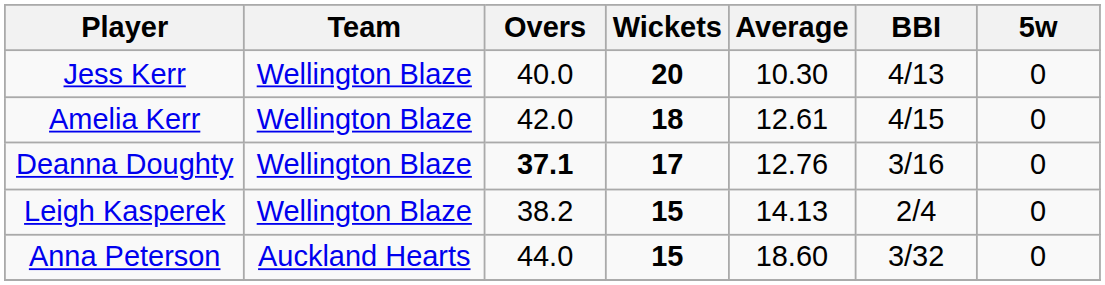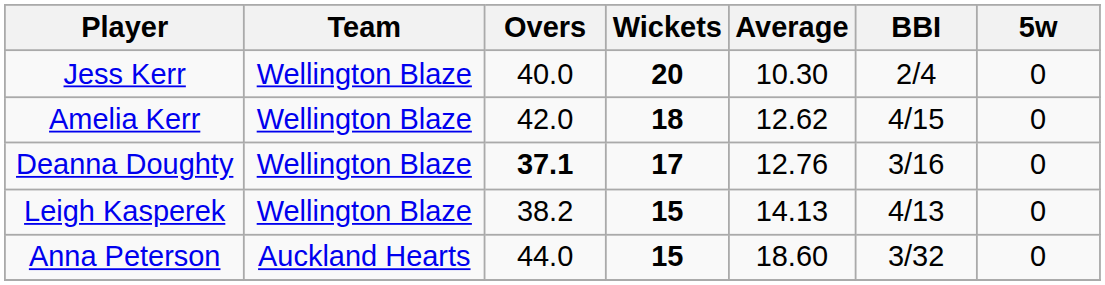(916, 73) 4/13 -> (916, 73) 2/4
(792, 119) 12.61 -> (792, 119) 12.62
(916, 211) 2/4 -> (916, 211) 4/13
